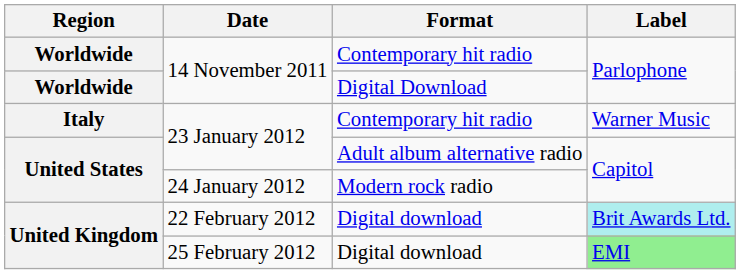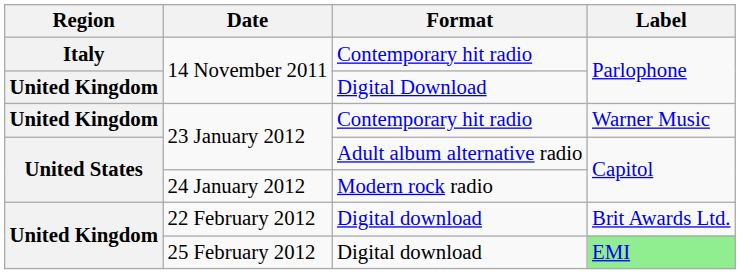(84, 53) Worldwide -> (84, 53) Italy
(84, 86) Worldwide -> (84, 86) United Kingdom
(84, 119) Italy -> (84, 119) United Kingdom
(661, 218) paleturquoise background -> (661, 218) no background
